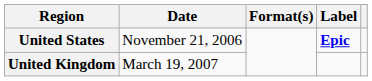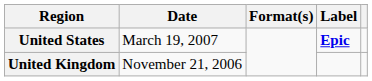(182, 40) November 21, 2006 -> (170, 40) March 19, 2007
(170, 64) March 19, 2007 -> (182, 64) November 21, 2006
